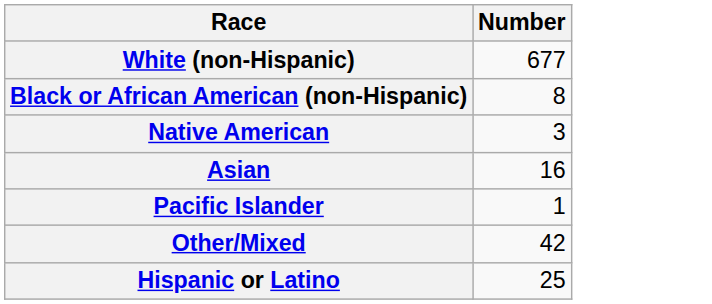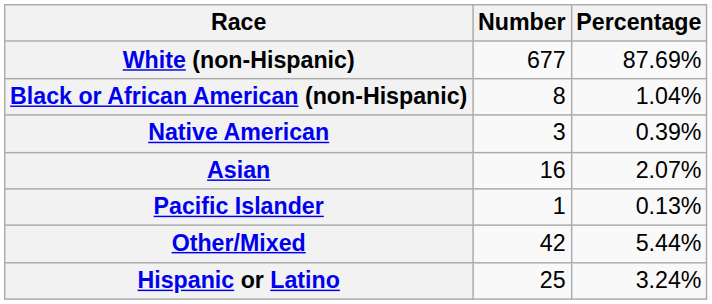+ column: (639, 22)
